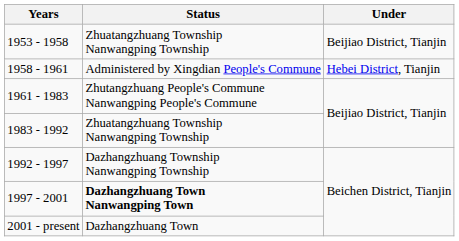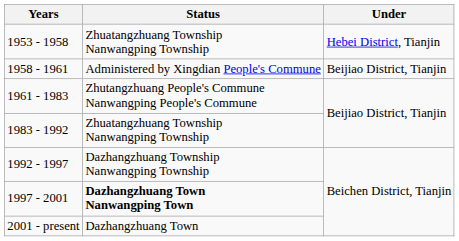(387, 41) Beijiao District, Tianjin -> (383, 41) Hebei District, Tianjin
(383, 68) Hebei District, Tianjin -> (387, 68) Beijiao District, Tianjin
